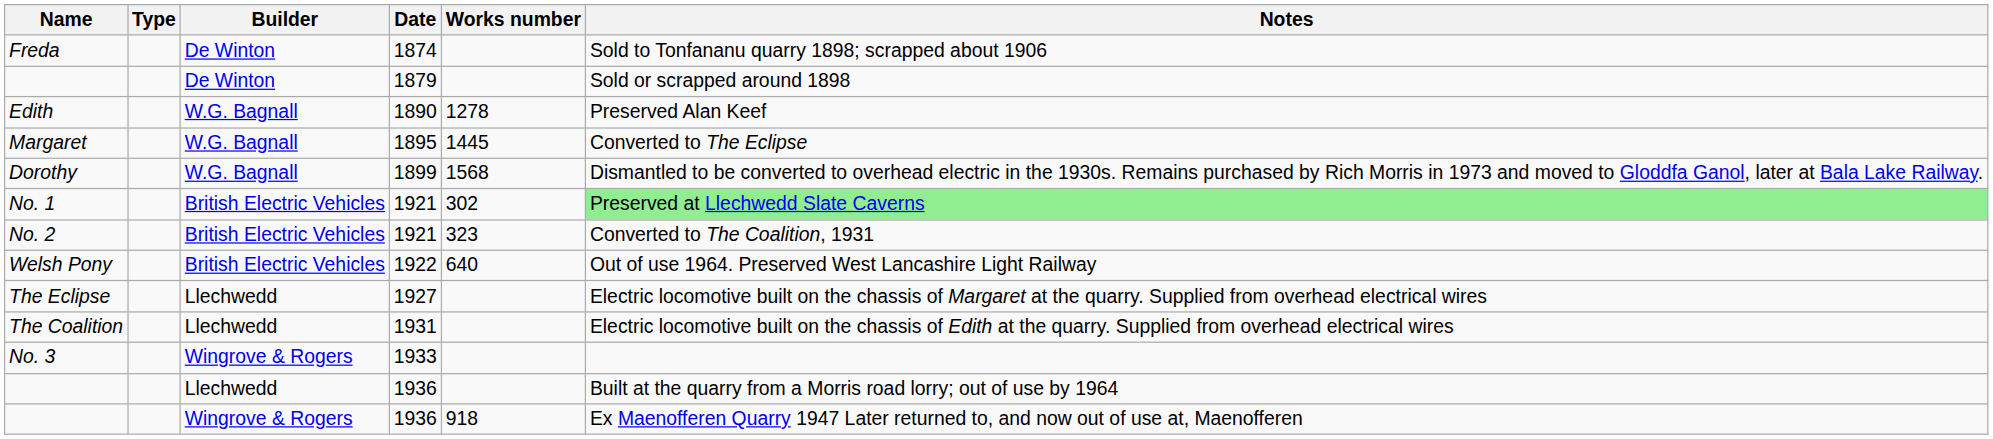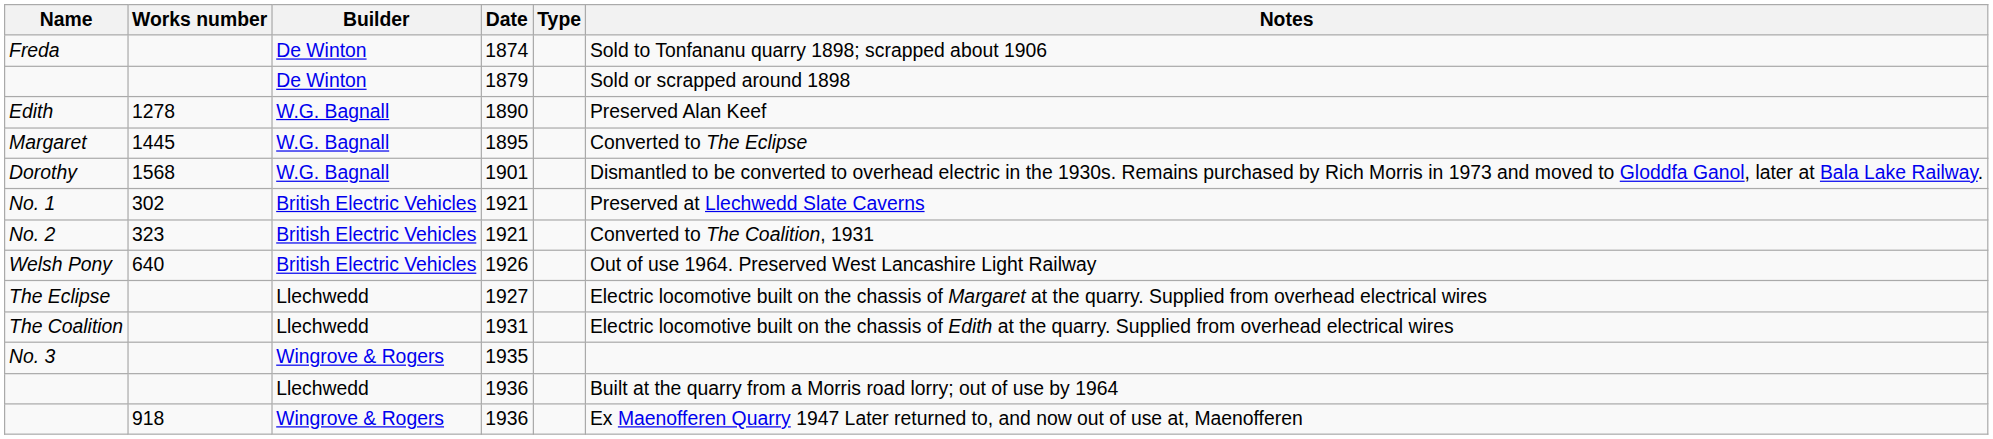columns swapped: (154, 19) <-> (513, 19)
(415, 173) 1899 -> (507, 173) 1901
(757, 204) lightgreen background -> (757, 204) no background
(415, 265) 1922 -> (507, 265) 1926
(415, 357) 1933 -> (507, 357) 1935
